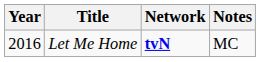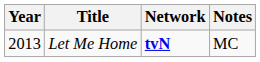(25, 43) 2016 -> (25, 43) 2013
